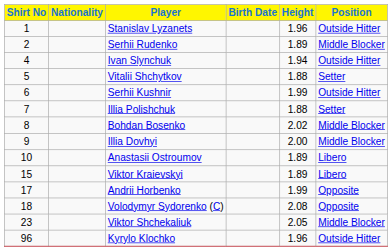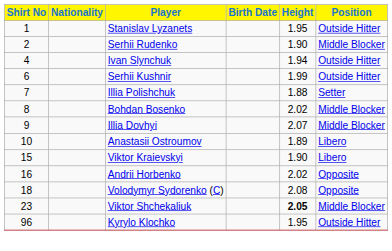(298, 29) 1.96 -> (298, 29) 1.95
(298, 45) 1.89 -> (298, 45) 1.90
- row: (145, 77)
(298, 142) 2.00 -> (298, 125) 2.07
(298, 174) 1.89 -> (298, 158) 1.90
(26, 190) 17 -> (26, 174) 16
(298, 190) 1.99 -> (298, 174) 2.02
(298, 222) normal -> (298, 206) bold
(298, 238) 1.96 -> (298, 222) 1.95
